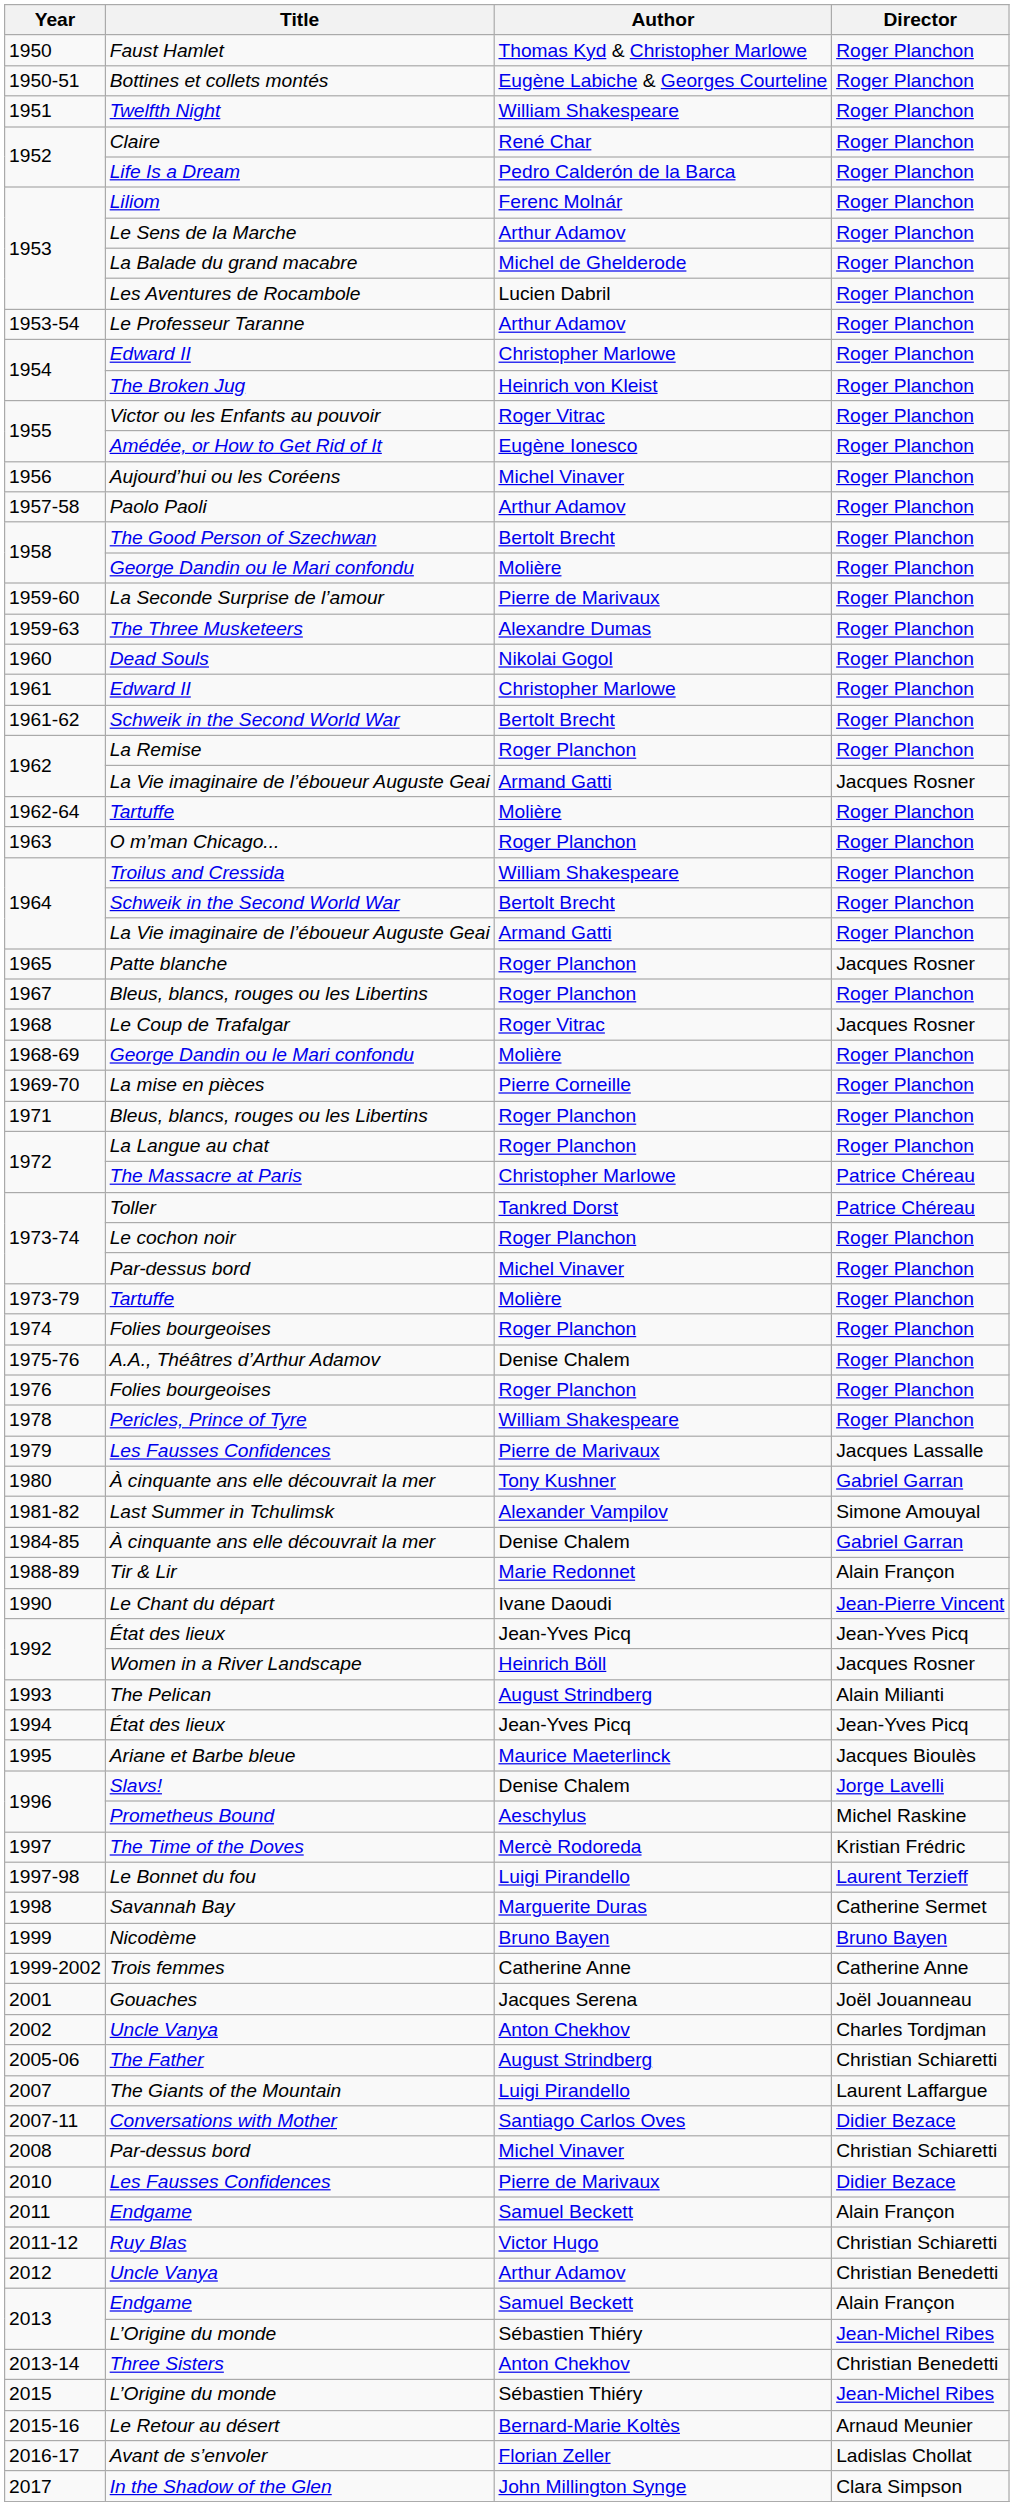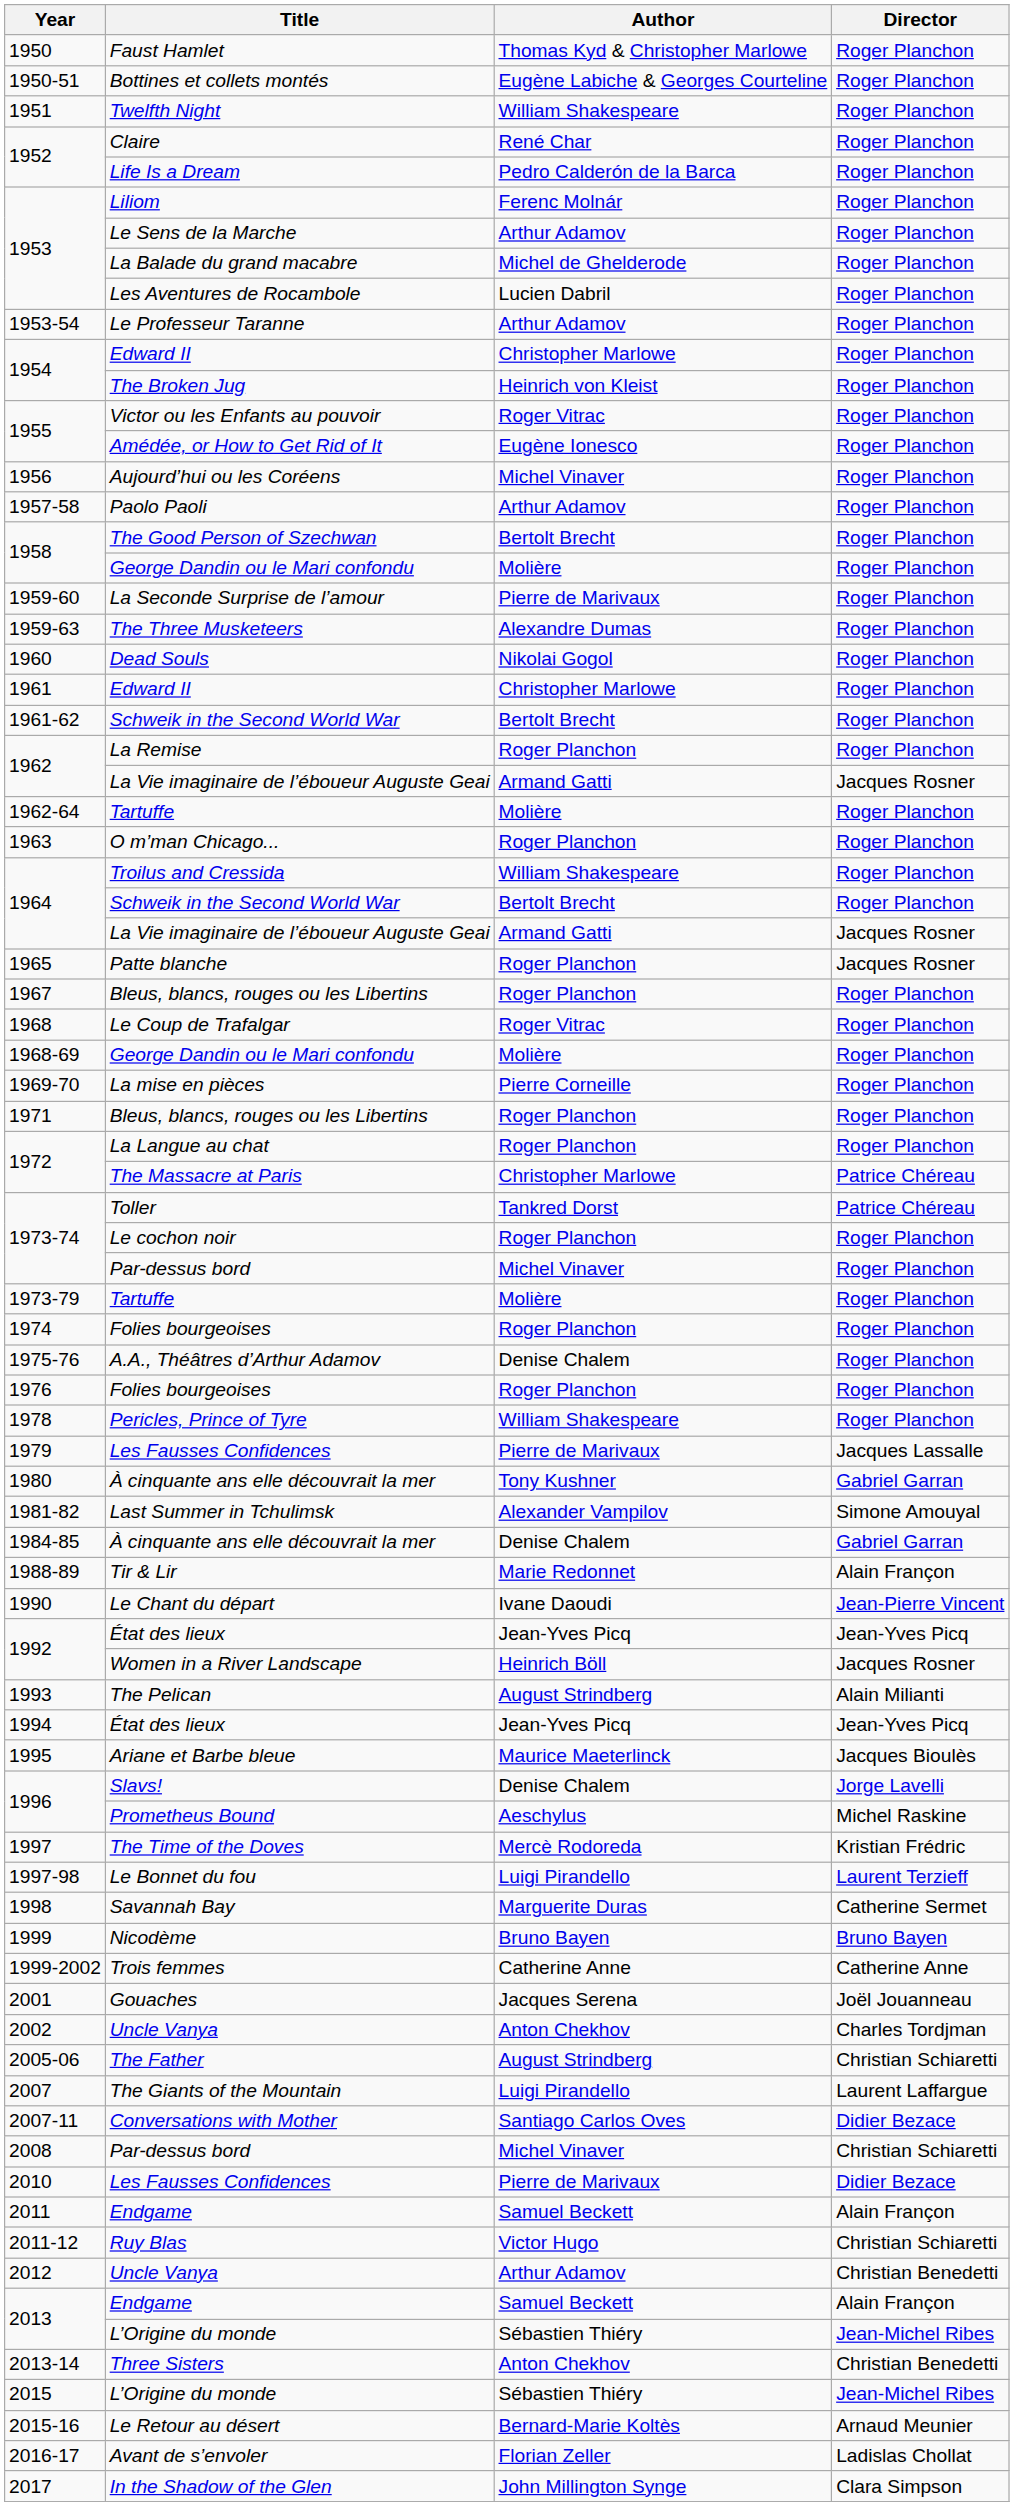(905, 933) Roger Planchon -> (906, 933) Jacques Rosner
(906, 1024) Jacques Rosner -> (905, 1024) Roger Planchon
